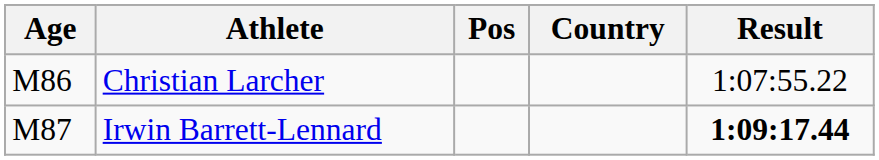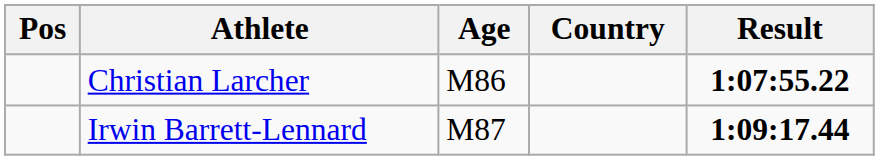columns swapped: (492, 29) <-> (50, 29)
(780, 79) normal -> (780, 79) bold
